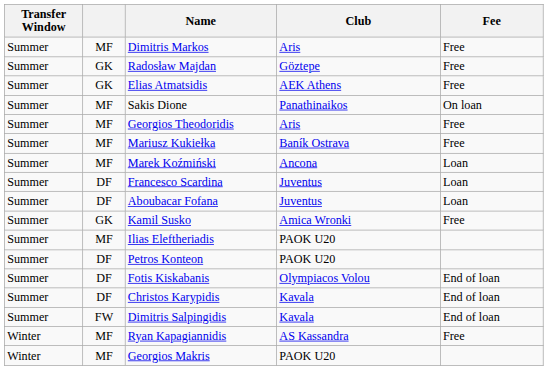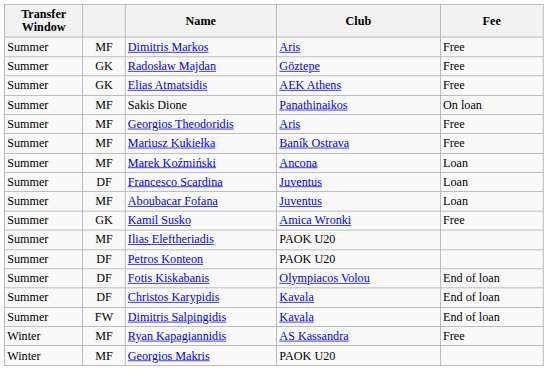(104, 201) DF -> (104, 201) MF
